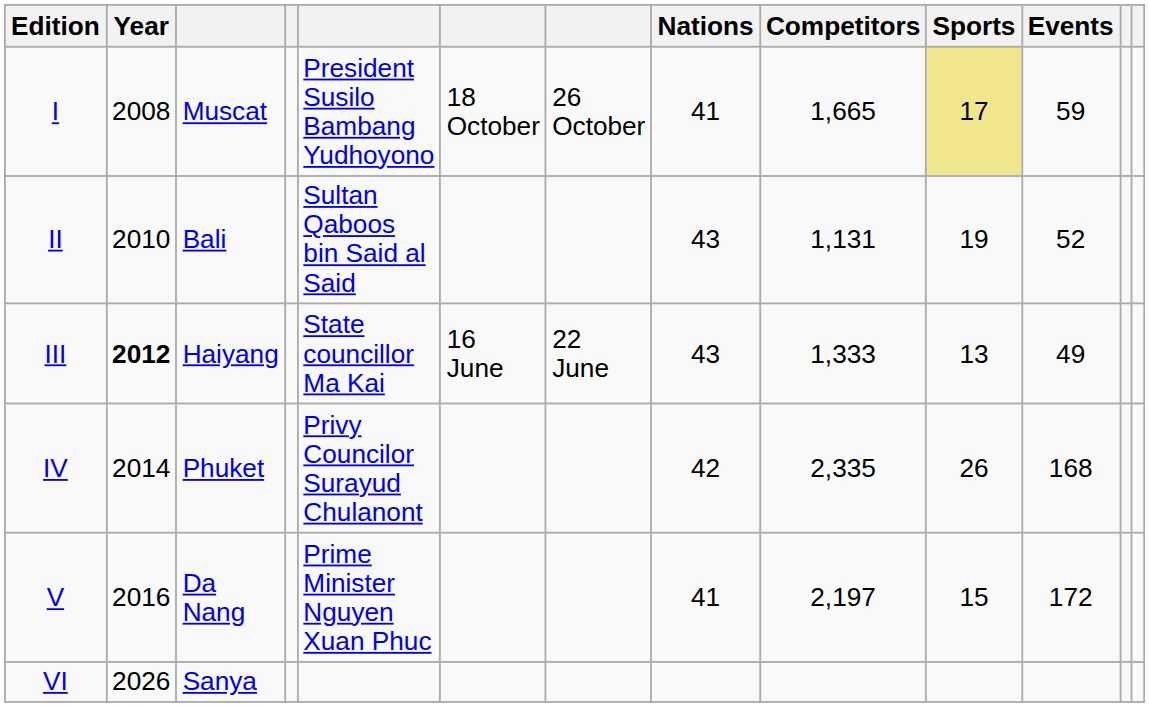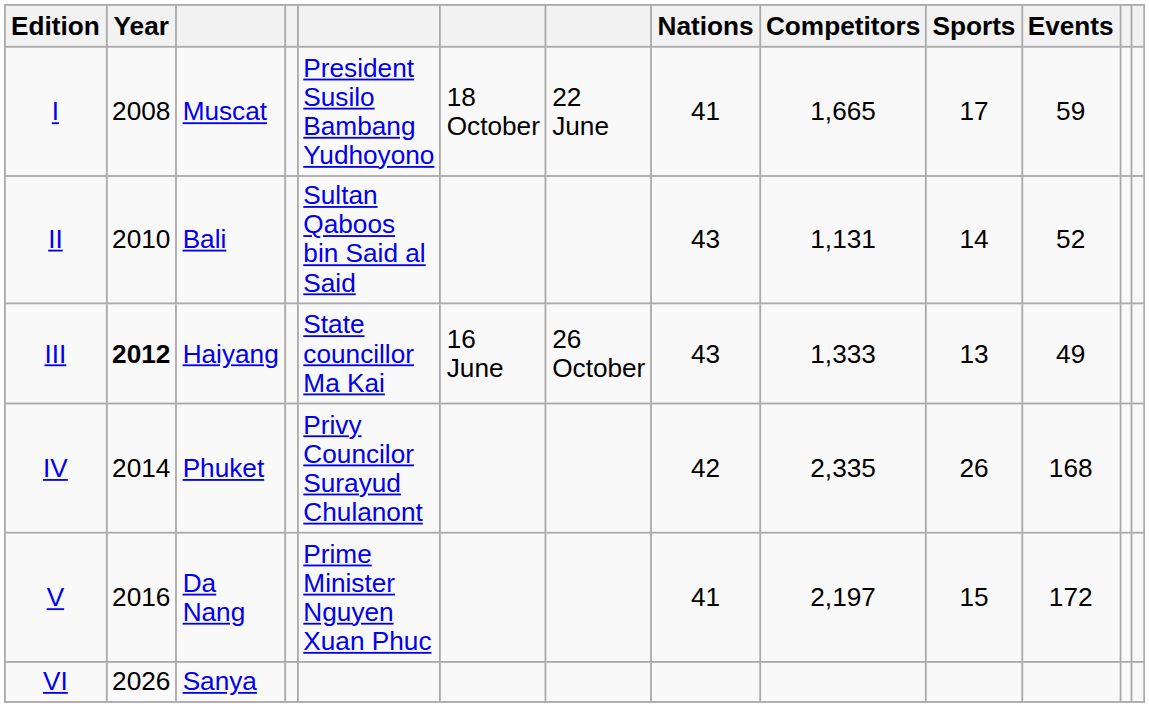(599, 111) 26 October -> (581, 111) 22 June
(974, 111) khaki background -> (974, 111) no background
(974, 240) 19 -> (974, 240) 14
(581, 354) 22 June -> (599, 354) 26 October
